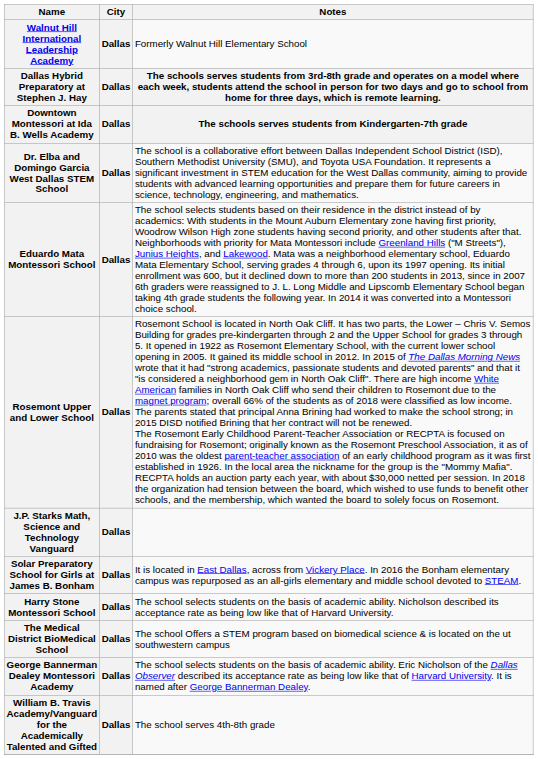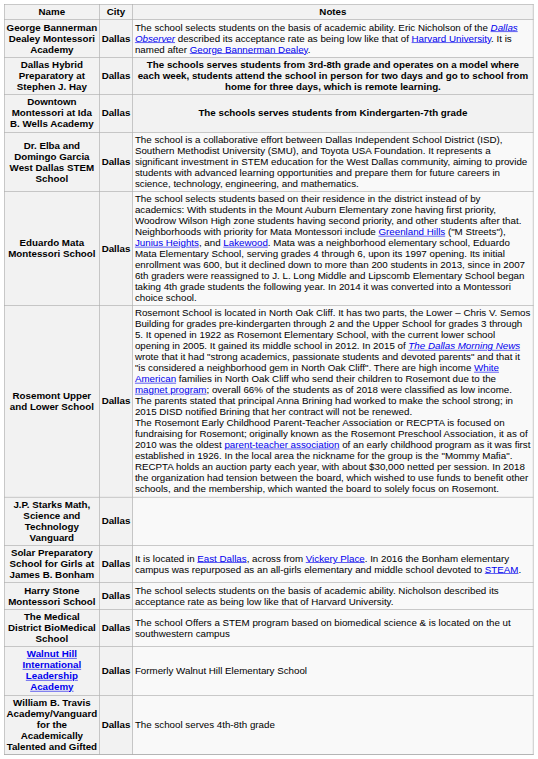rows swapped: (52, 676) <-> (52, 44)
